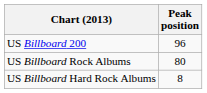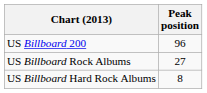(180, 61) 80 -> (180, 61) 27
